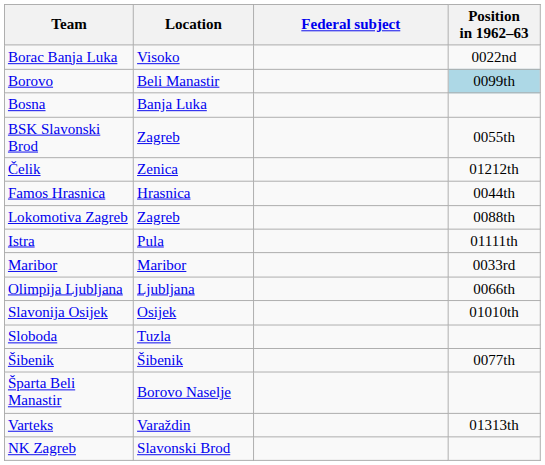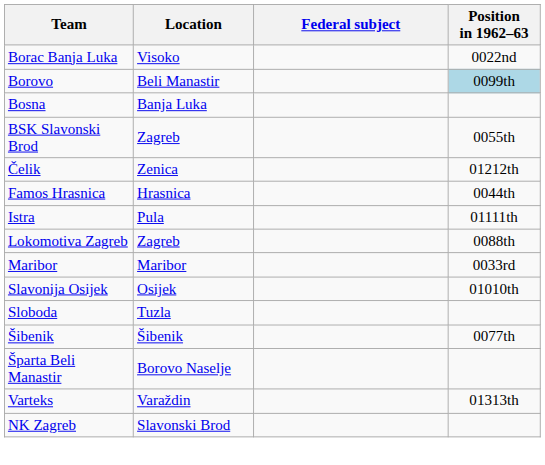rows swapped: (21, 241) <-> (68, 217)
- row: (65, 288)
